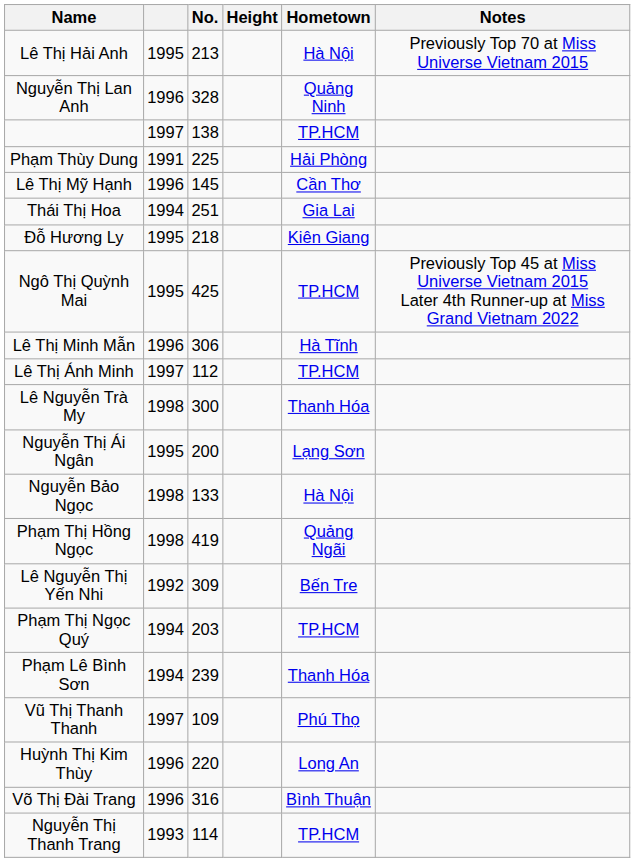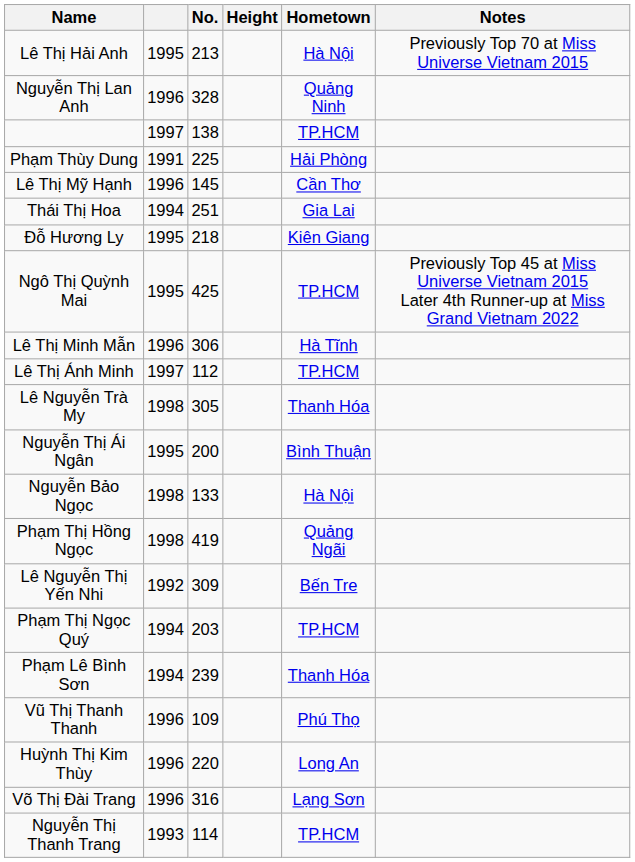(205, 407) 300 -> (205, 407) 305
(329, 451) Lạng Sơn -> (329, 451) Bình Thuận
(165, 719) 1997 -> (165, 719) 1996
(329, 799) Bình Thuận -> (329, 799) Lạng Sơn
